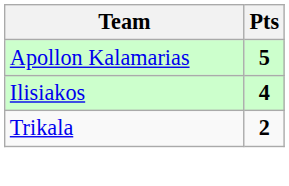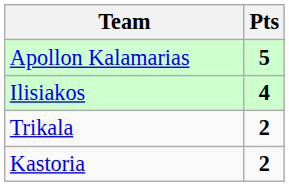+ row: (47, 163)
